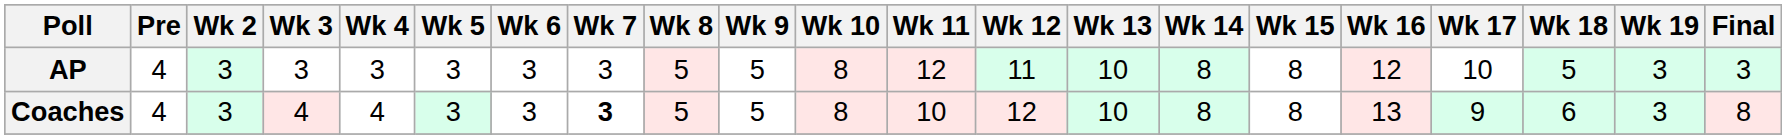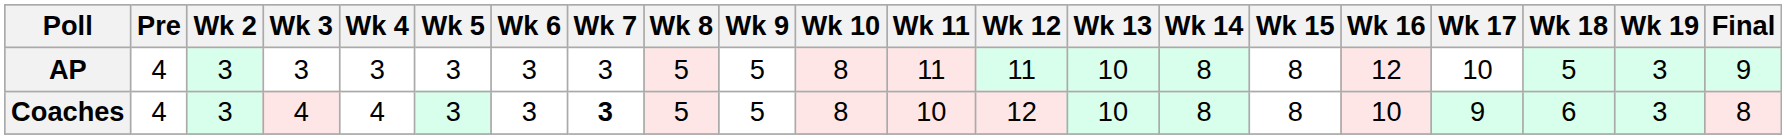(931, 69) 12 -> (931, 69) 11
(1743, 69) 3 -> (1743, 69) 9
(1386, 112) 13 -> (1386, 112) 10
